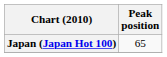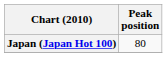(140, 43) 65 -> (140, 43) 80
